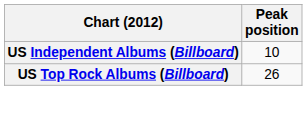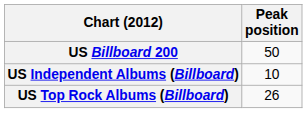+ row: (123, 52)
